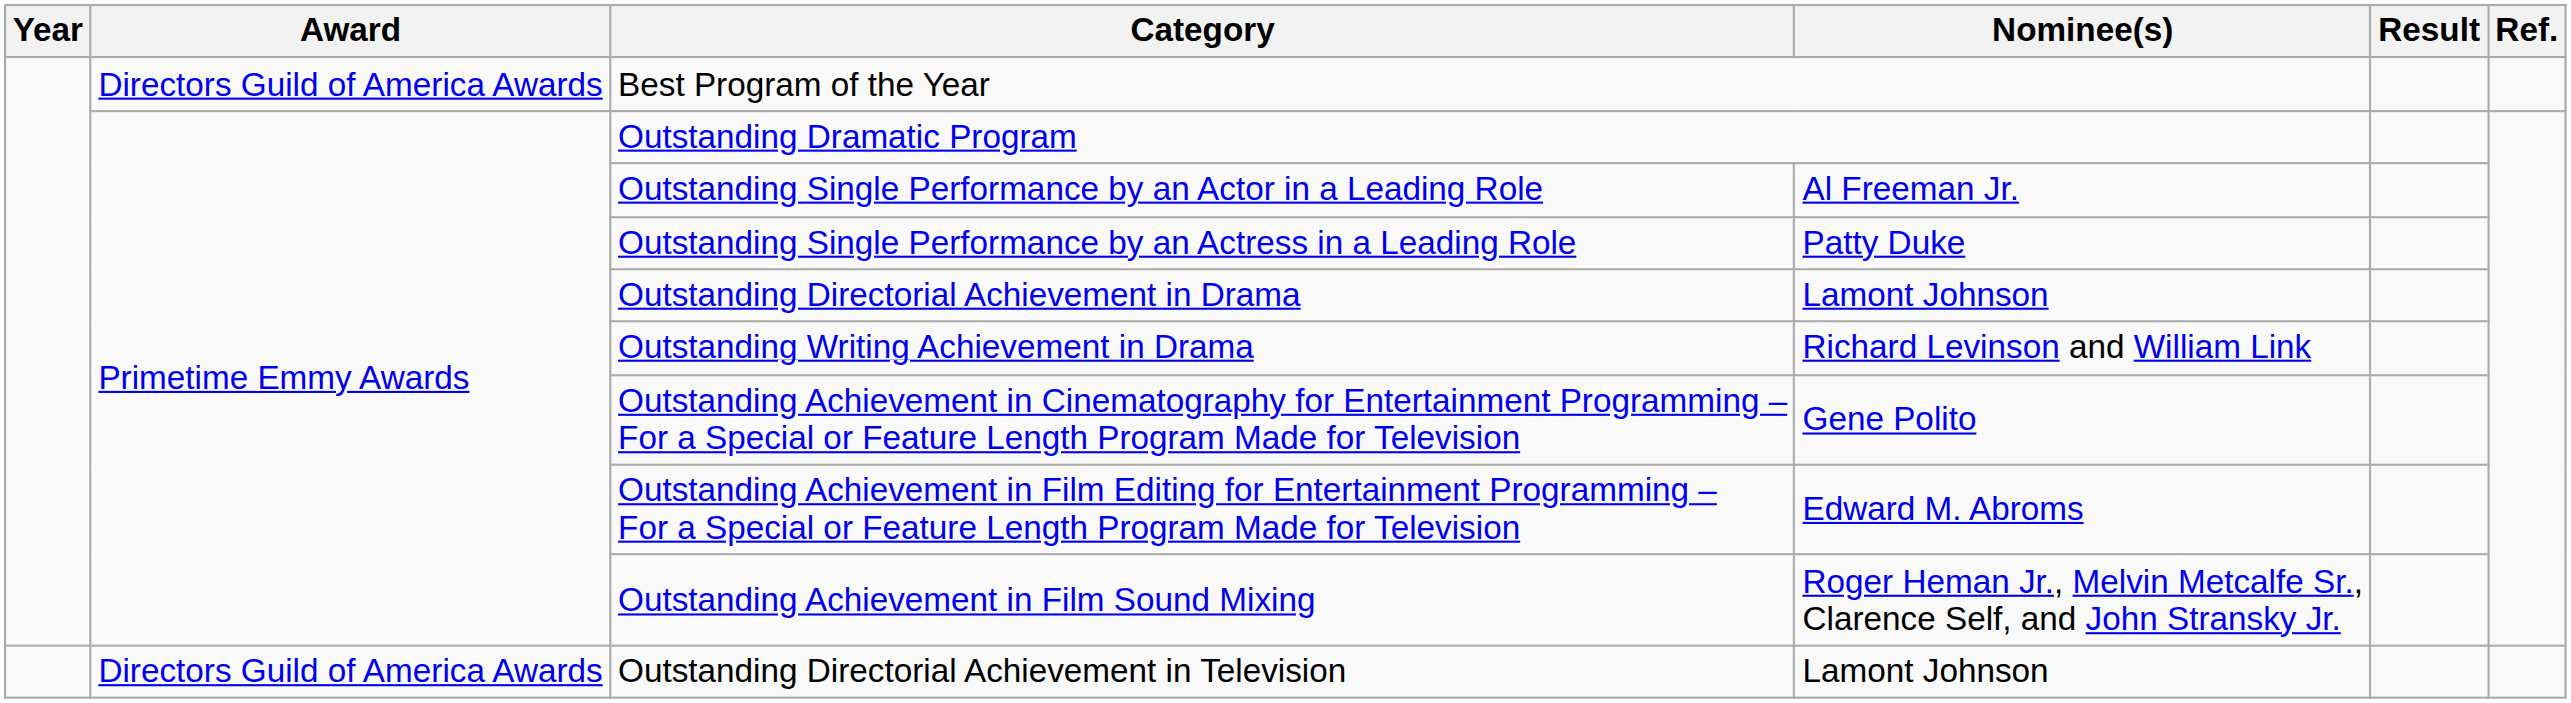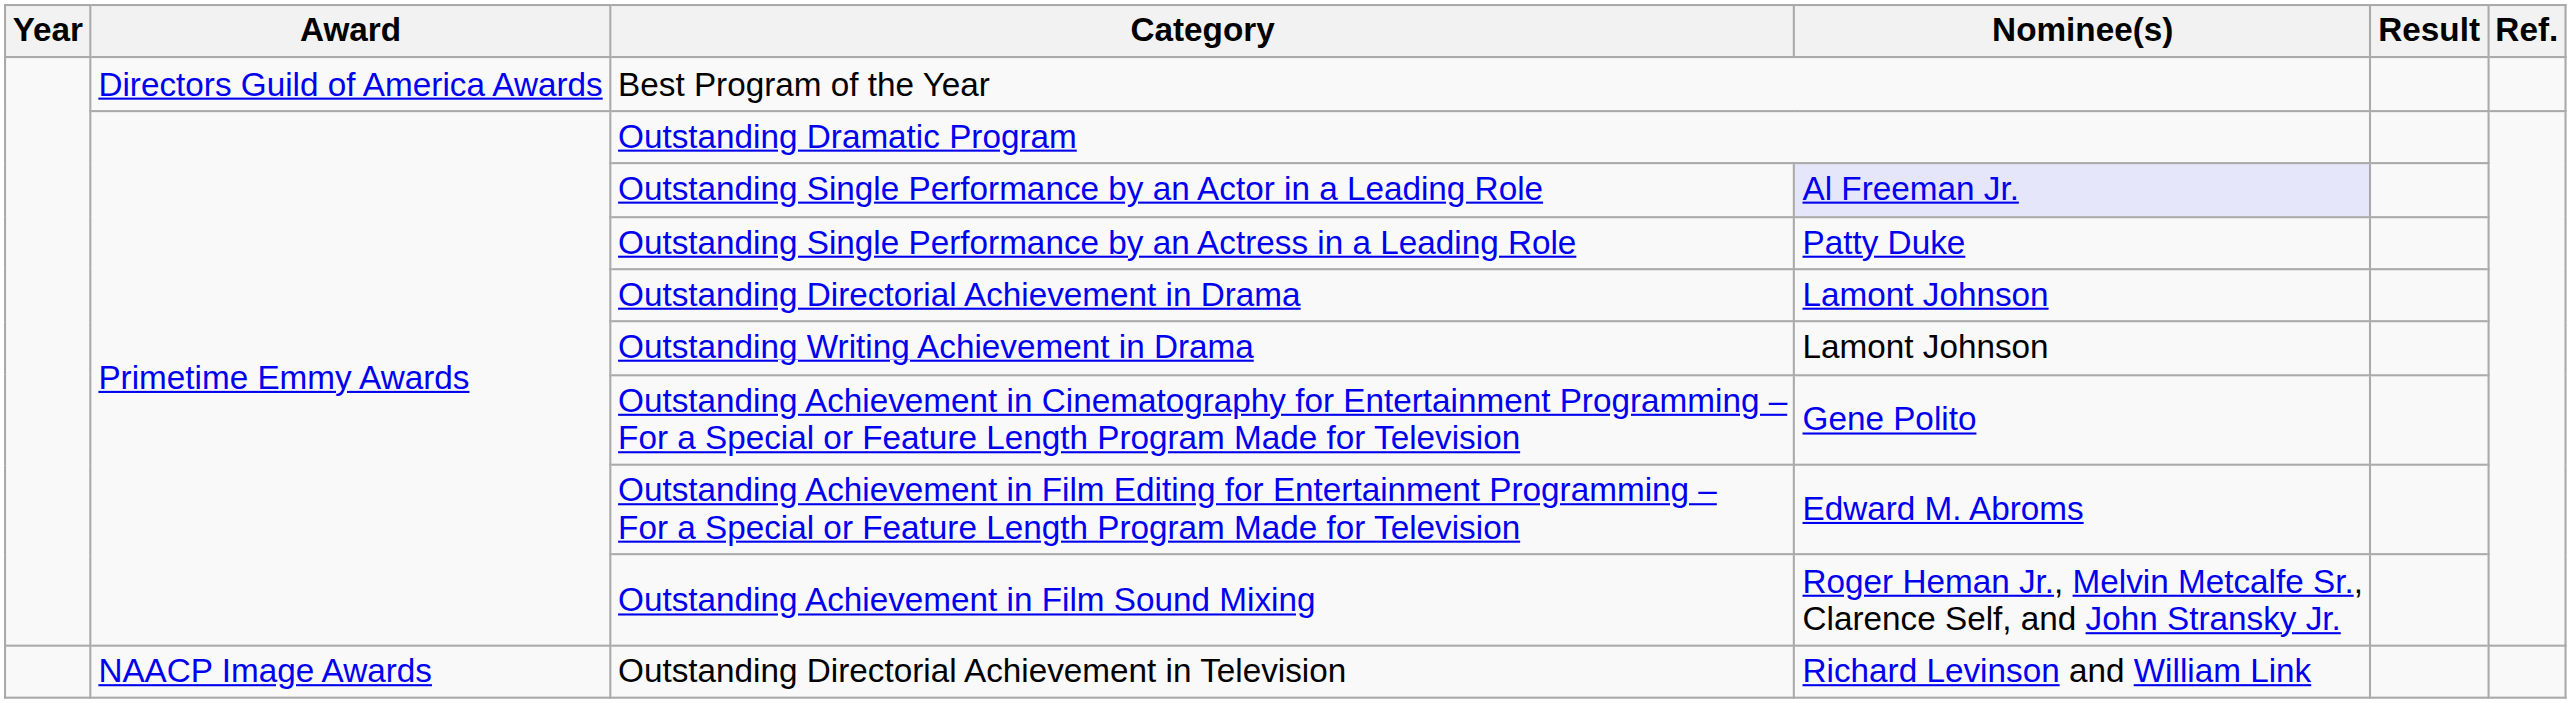(1911, 189) no background -> (1911, 189) lavender background
(2057, 347) Richard Levinson and William Link -> (1926, 347) Lamont Johnson
(351, 671) Directors Guild of America Awards -> (265, 671) NAACP Image Awards
(1926, 671) Lamont Johnson -> (2057, 671) Richard Levinson and William Link
